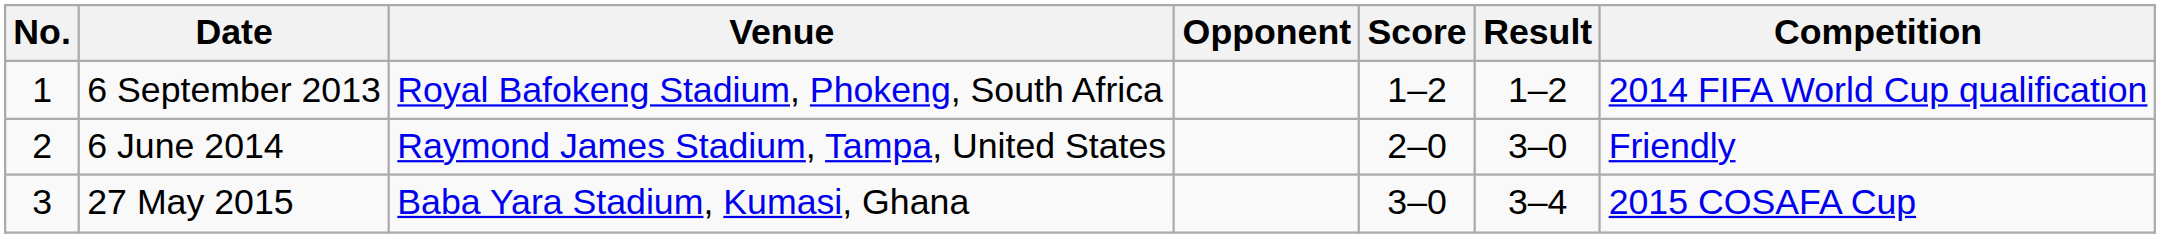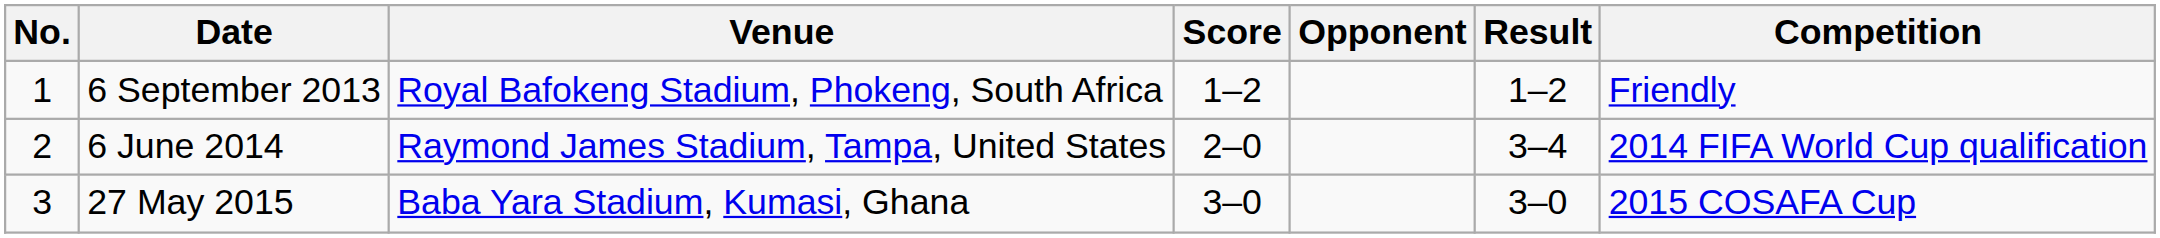columns swapped: (1267, 32) <-> (1417, 32)
(1878, 89) 2014 FIFA World Cup qualification -> (1672, 89) Friendly
(1538, 145) 3–0 -> (1538, 145) 3–4
(1672, 145) Friendly -> (1878, 145) 2014 FIFA World Cup qualification
(1538, 202) 3–4 -> (1538, 202) 3–0
